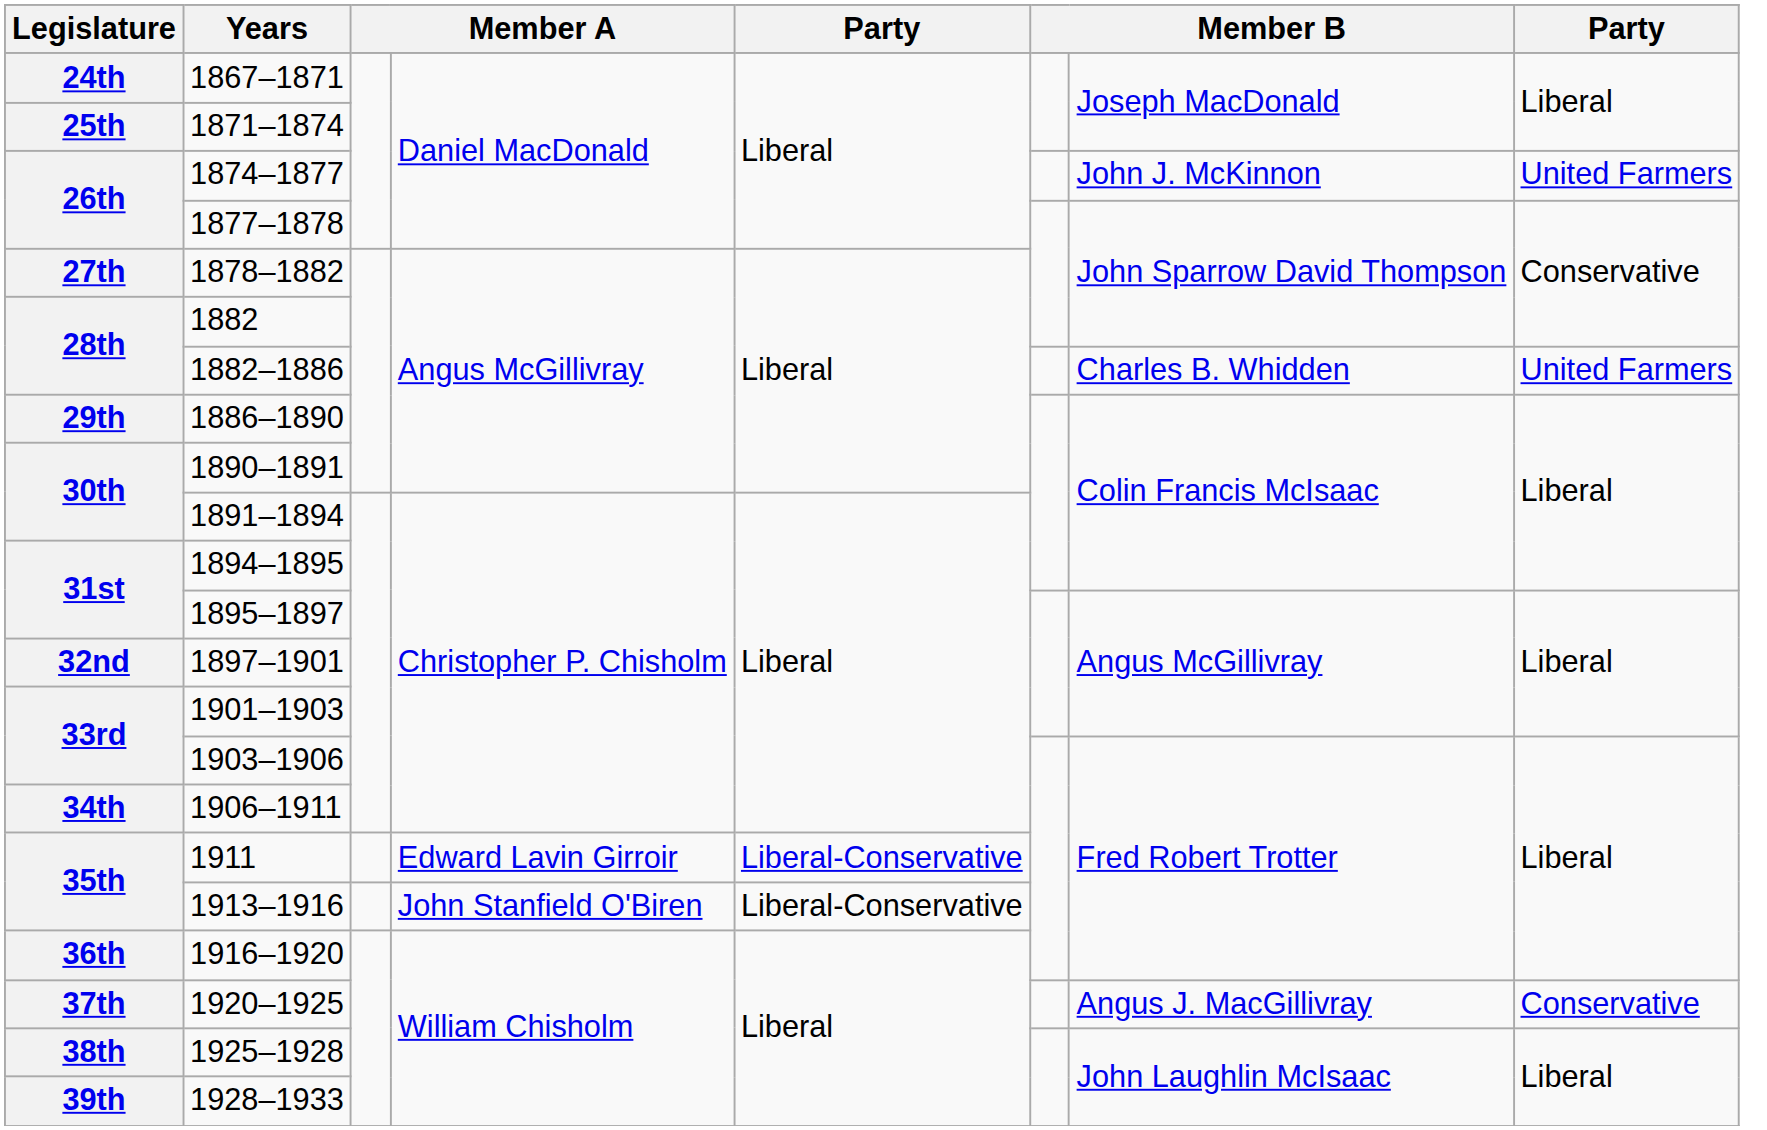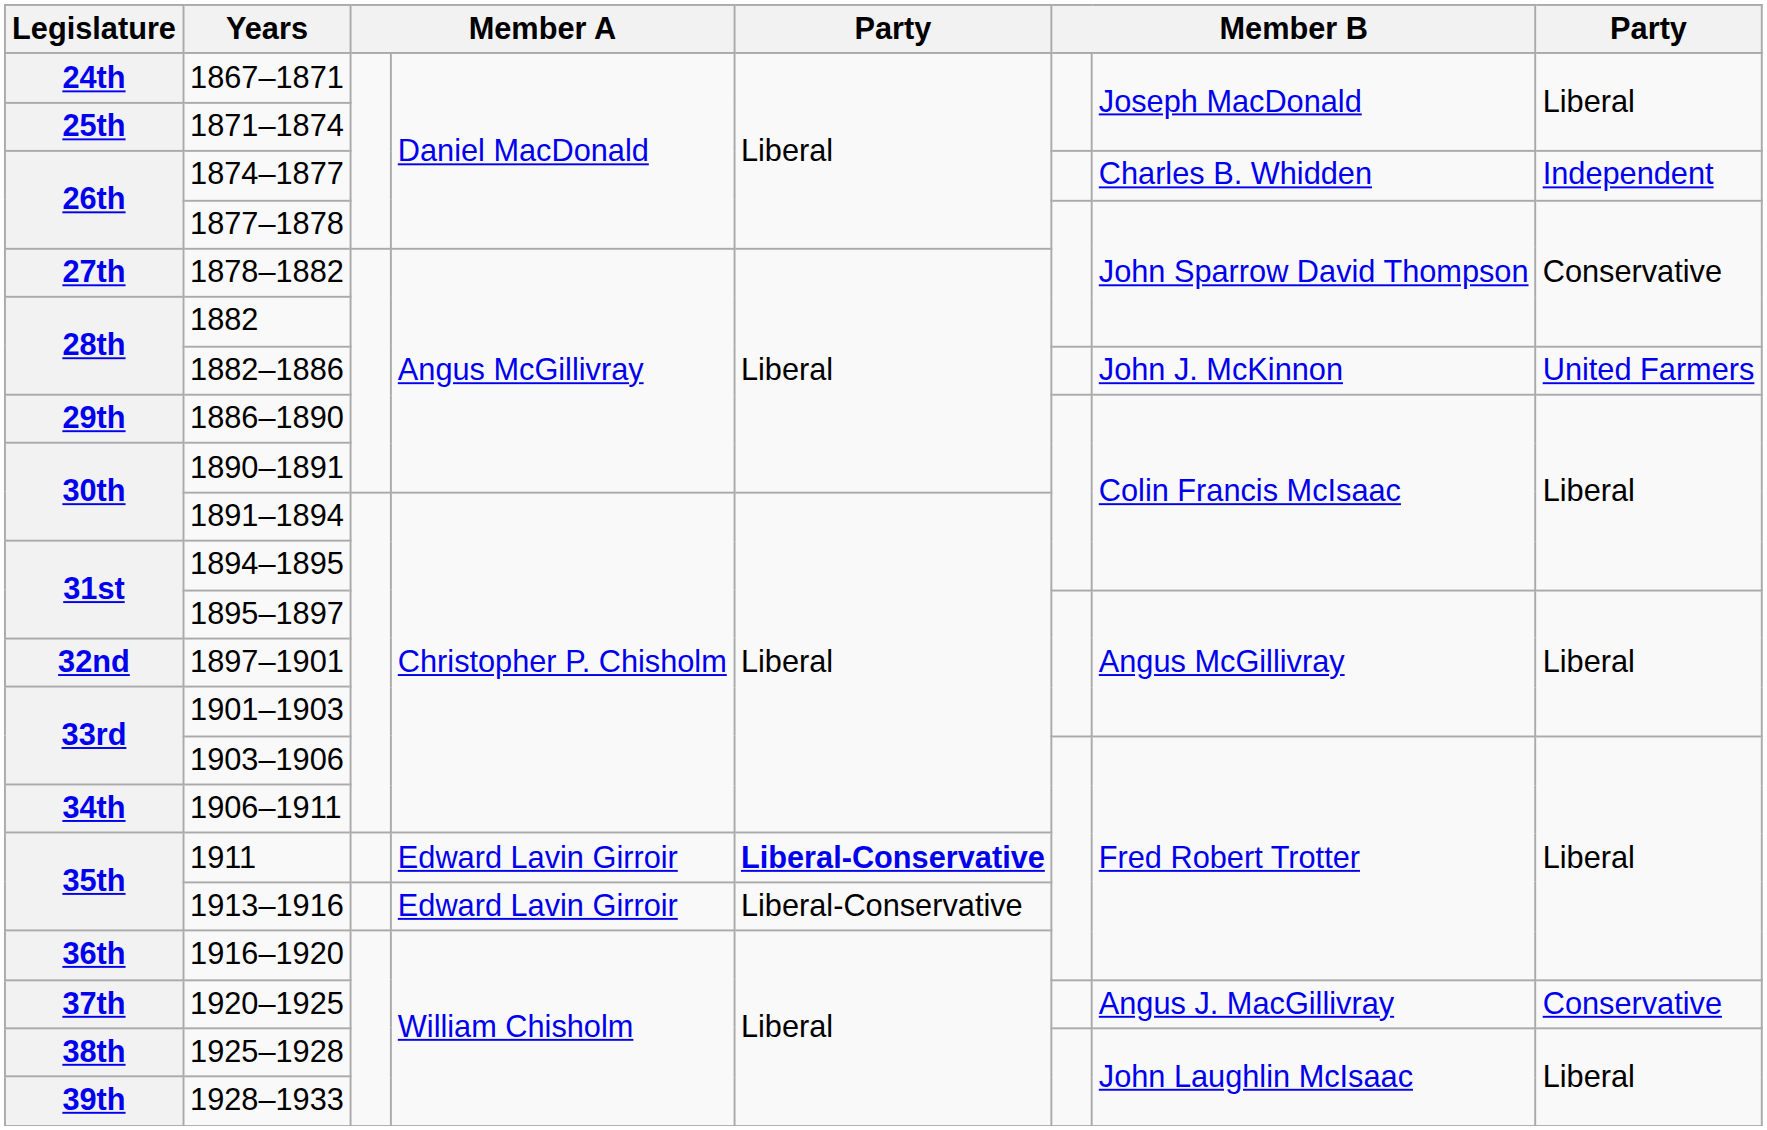(1199, 175) John J. McKinnon -> (1235, 175) Charles B. Whidden
(1626, 175) United Farmers -> (1628, 175) Independent
(1213, 369) Charles B. Whidden -> (1221, 369) John J. McKinnon
(882, 857) normal -> (893, 857) bold
(550, 905) John Stanfield O'Biren -> (538, 905) Edward Lavin Girroir
